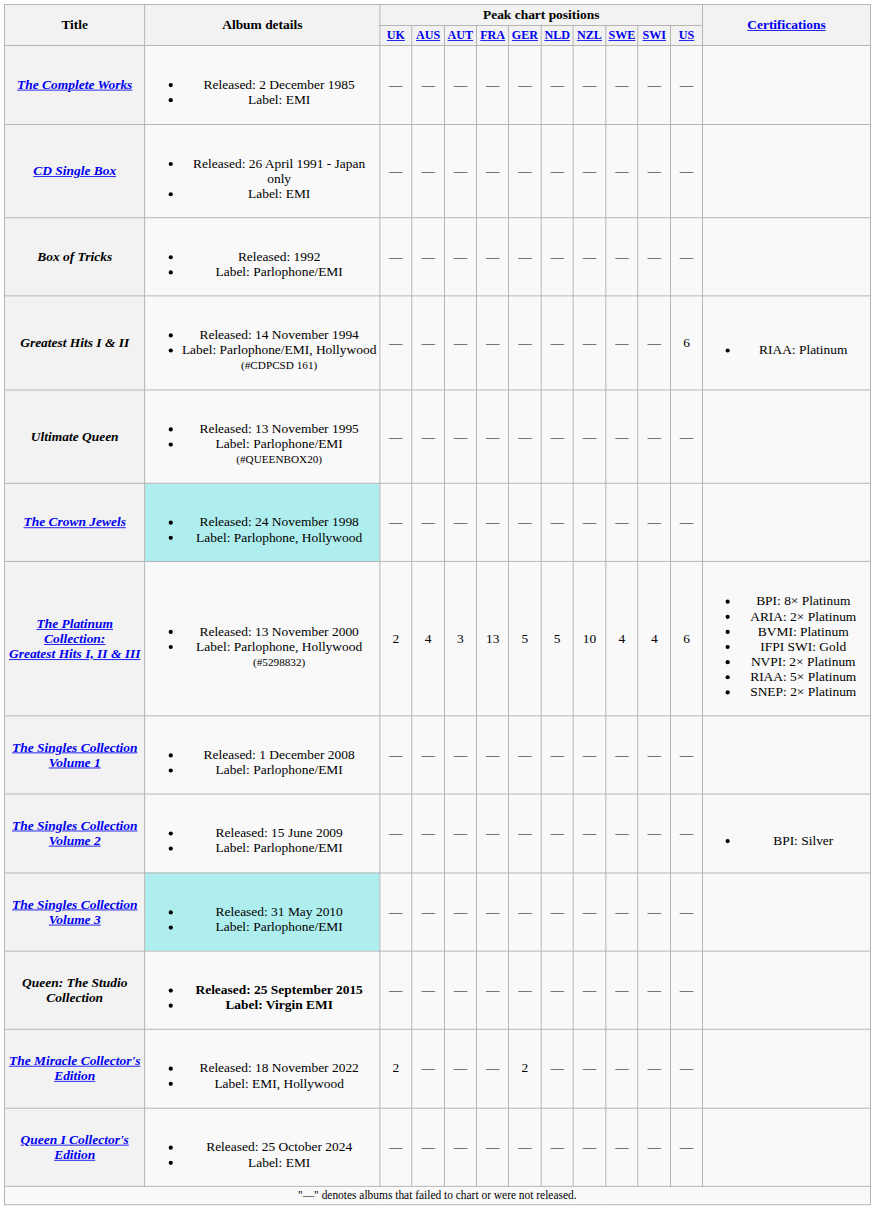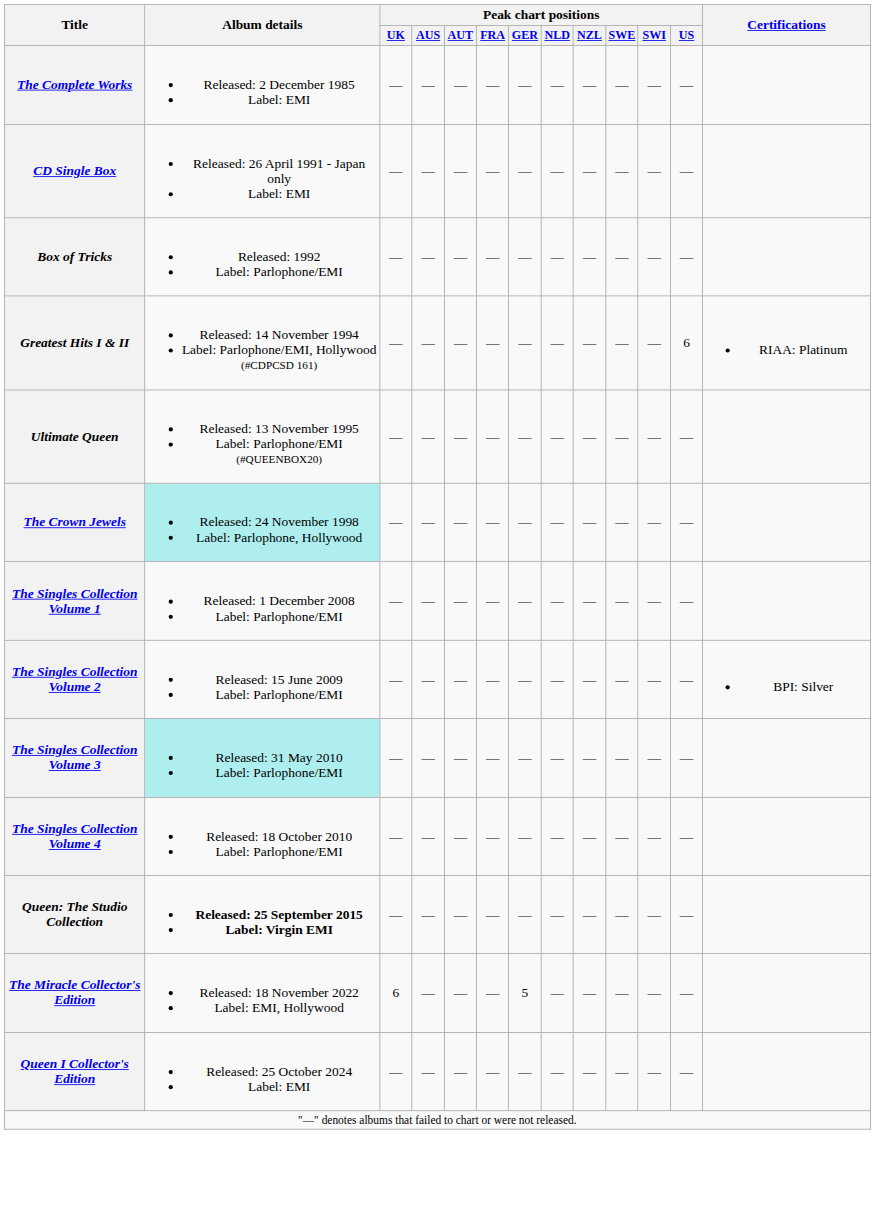- row: (75, 638)
+ row: (75, 836)
(396, 1068) 2 -> (396, 993) 6
(525, 1068) 2 -> (525, 993) 5
